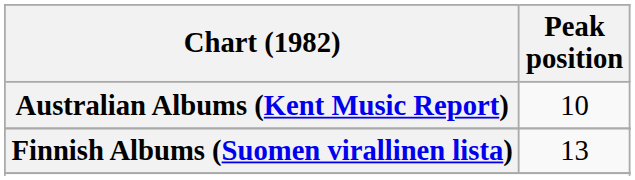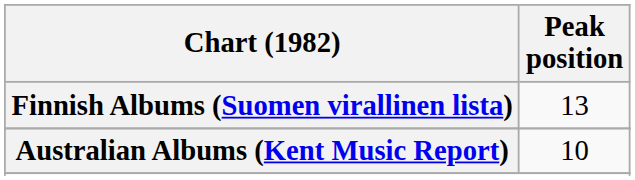rows swapped: (262, 104) <-> (262, 150)
